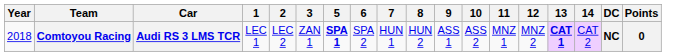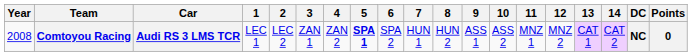+ column: (337, 13)
(19, 36) 2018 -> (19, 36) 2008
(561, 36) bold -> (588, 36) normal
